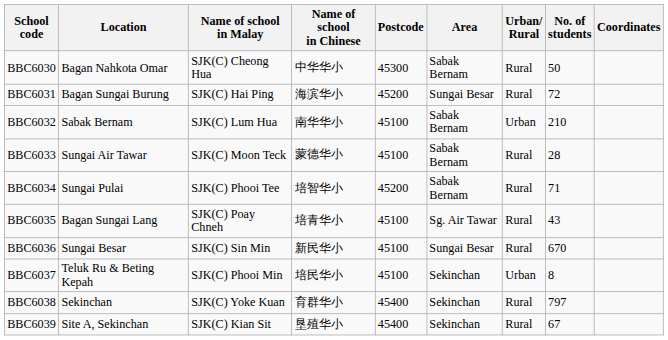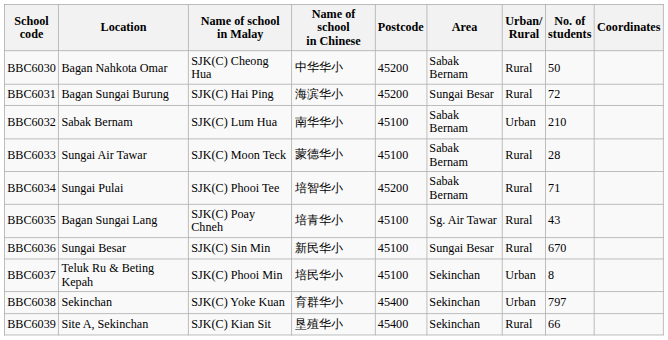(393, 67) 45300 -> (393, 67) 45200
(519, 302) Rural -> (521, 302) Urban
(554, 324) 67 -> (554, 324) 66
